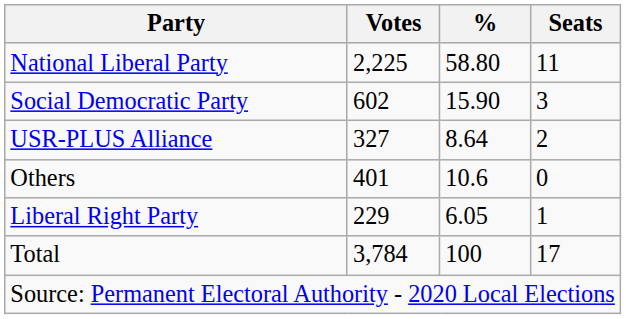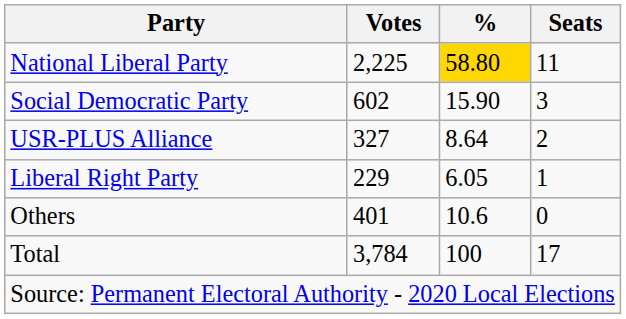(473, 62) no background -> (473, 62) gold background
rows swapped: (104, 216) <-> (43, 178)
